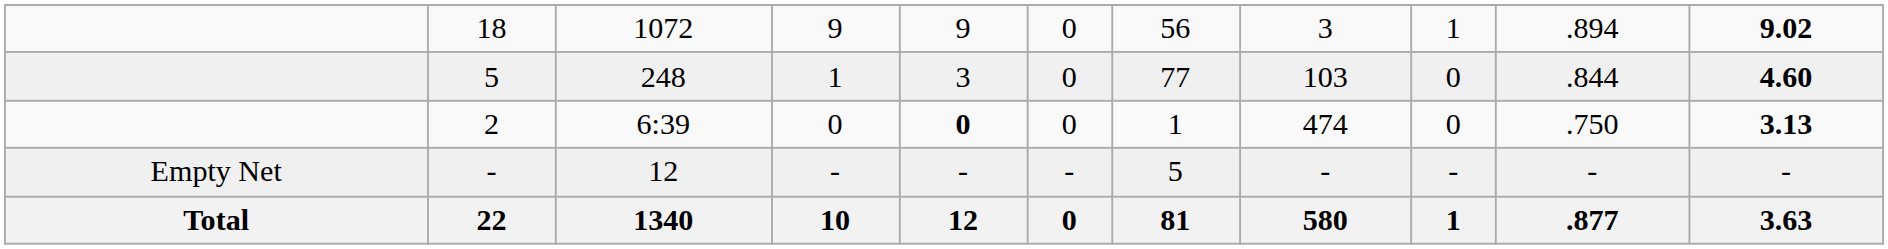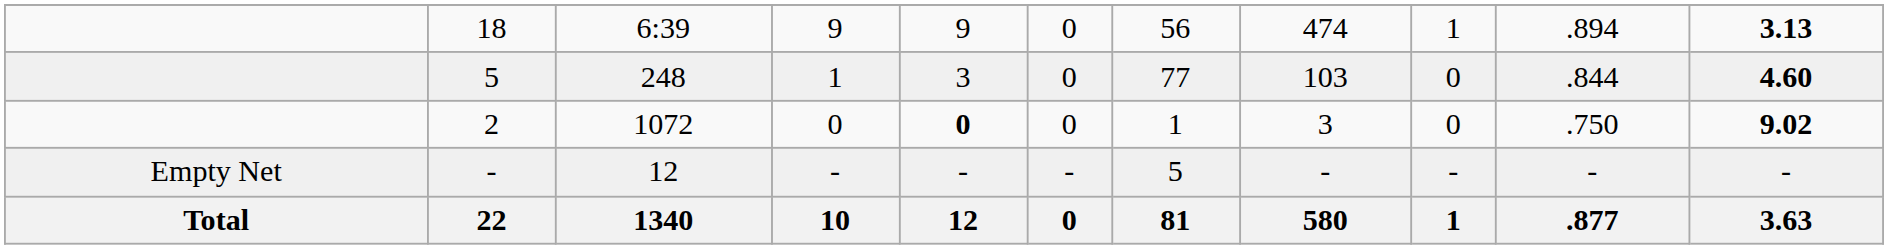(663, 28) 1072 -> (663, 28) 6:39
(1325, 28) 3 -> (1325, 28) 474
(1786, 28) 9.02 -> (1786, 28) 3.13
(663, 123) 6:39 -> (663, 123) 1072
(1325, 123) 474 -> (1325, 123) 3
(1786, 123) 3.13 -> (1786, 123) 9.02
